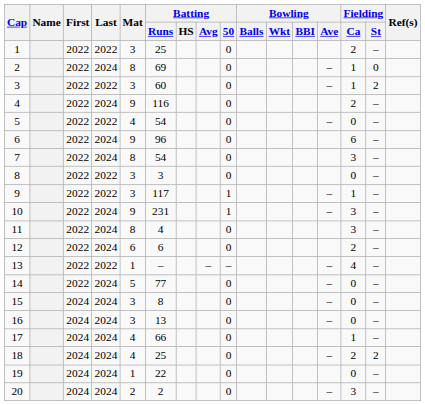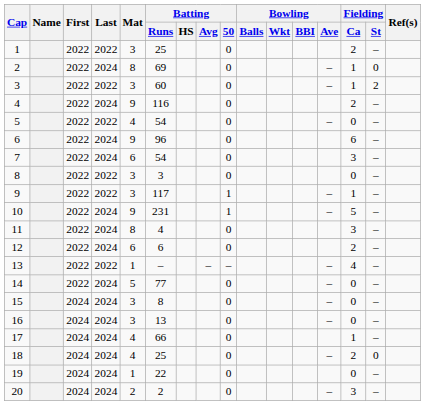(133, 157) 8 -> (133, 157) 6
(353, 211) 3 -> (353, 211) 5
(376, 355) 2 -> (376, 355) 0
